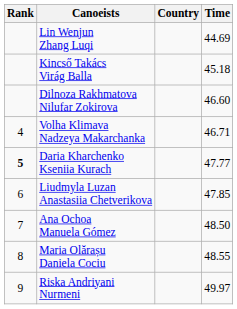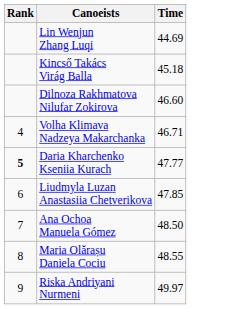- column: (178, 13)
